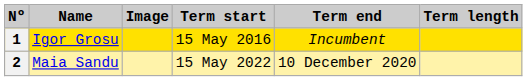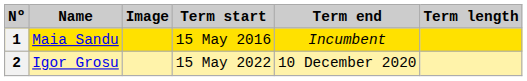(75, 40) Igor Grosu -> (75, 40) Maia Sandu
(75, 63) Maia Sandu -> (75, 63) Igor Grosu
